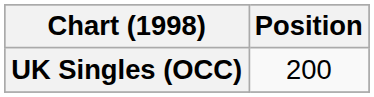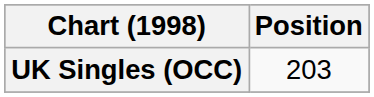(309, 69) 200 -> (309, 69) 203
